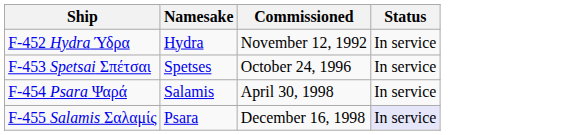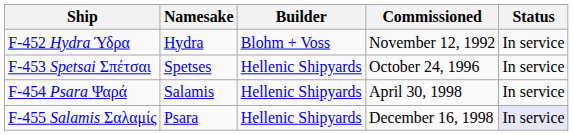+ column: (301, 17)
